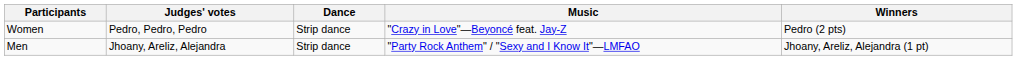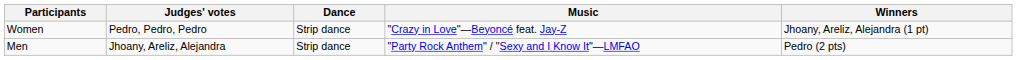(815, 30) Pedro (2 pts) -> (856, 30) Jhoany, Areliz, Alejandra (1 pt)
(856, 47) Jhoany, Areliz, Alejandra (1 pt) -> (815, 47) Pedro (2 pts)
